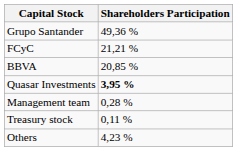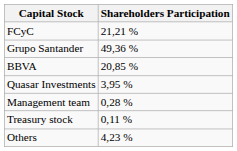rows swapped: (45, 31) <-> (20, 48)
(118, 84) bold -> (117, 84) normal
